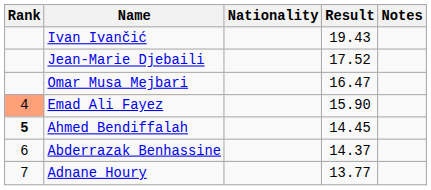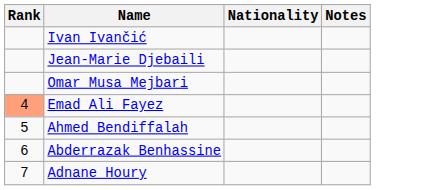- column: (350, 16)
(24, 128) bold -> (24, 128) normal
